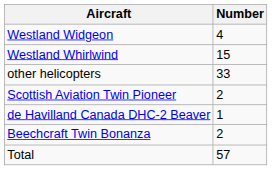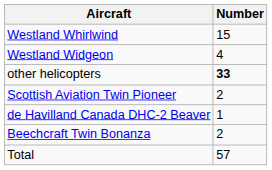rows swapped: (63, 54) <-> (60, 34)
(223, 74) normal -> (223, 74) bold
